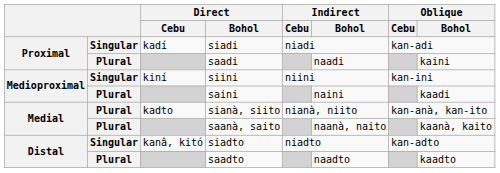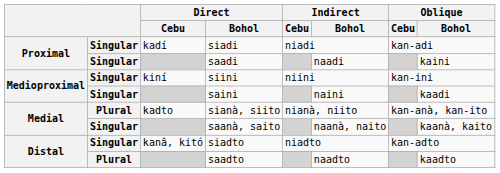(114, 61) Plural -> (114, 61) Singular
(114, 94) Plural -> (114, 94) Singular
(114, 127) Plural -> (114, 127) Singular
